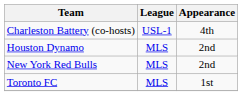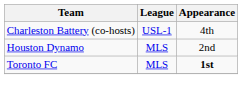- row: (52, 64)
(207, 82) normal -> (207, 64) bold
